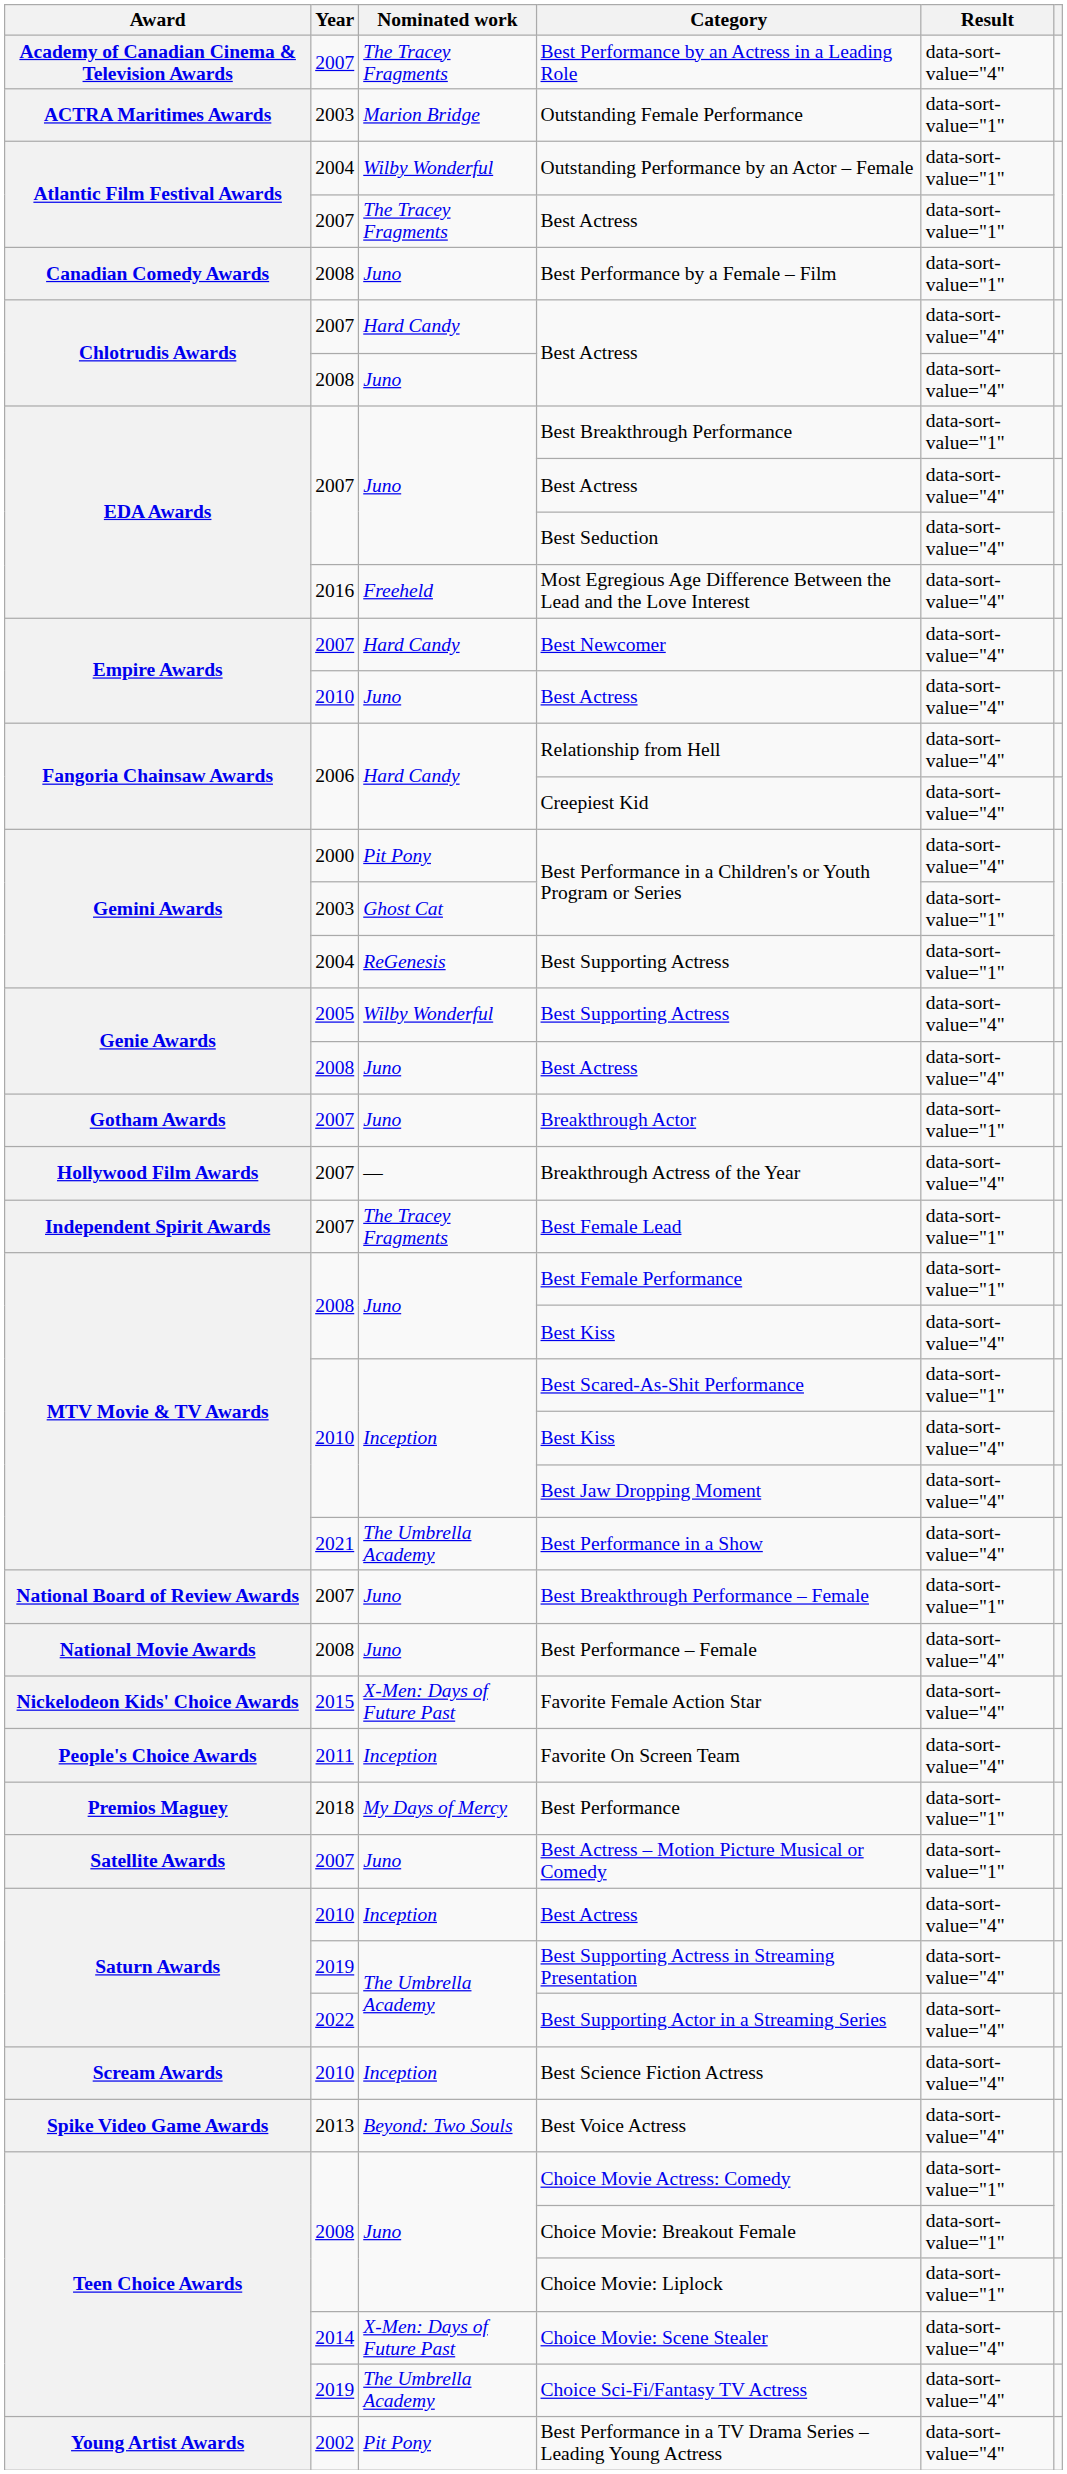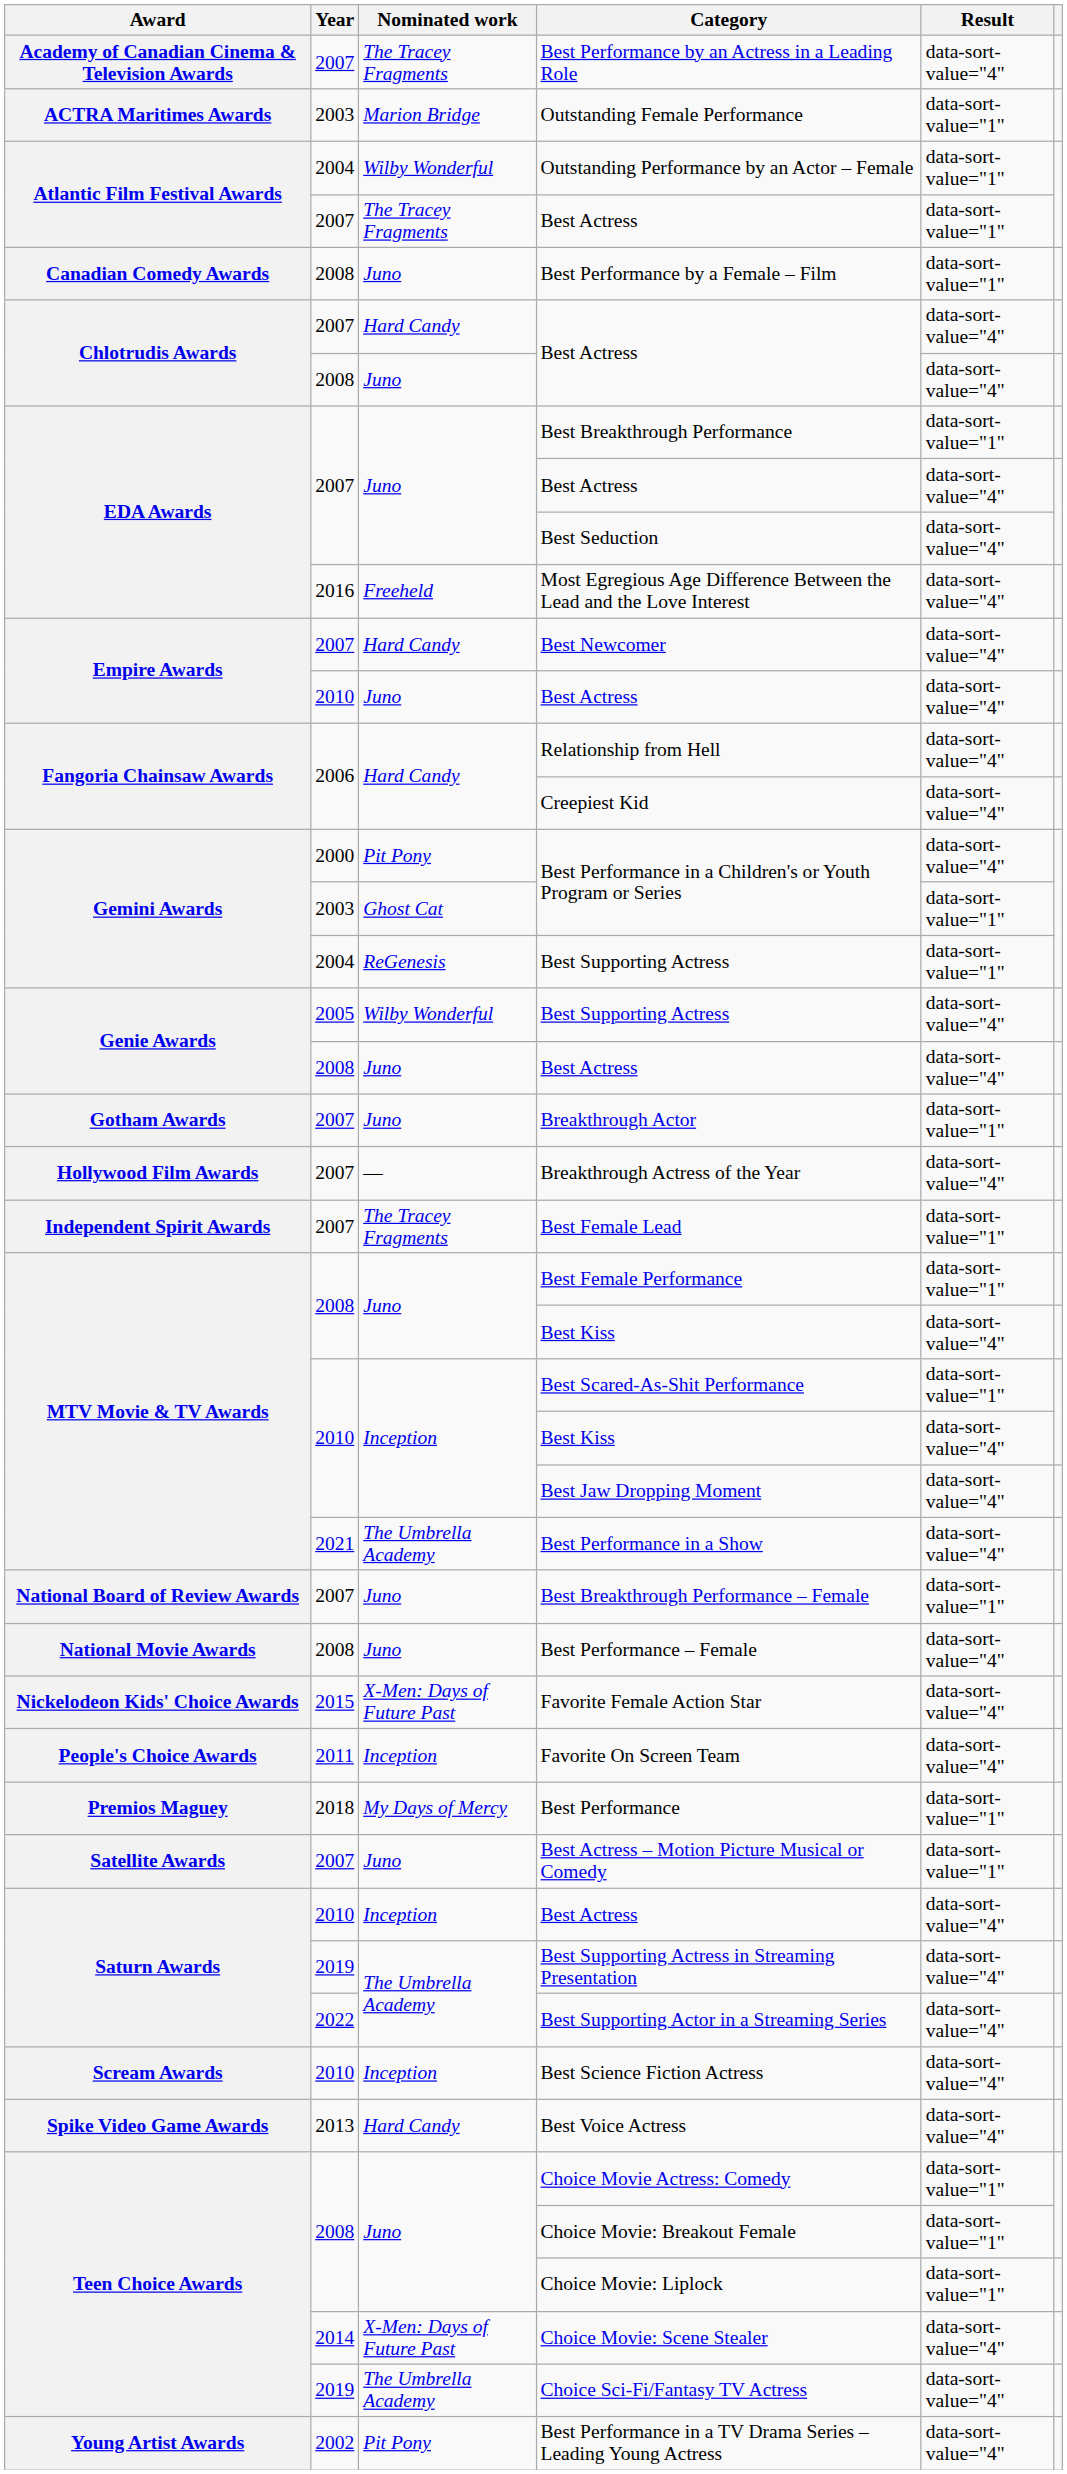(438, 2125) Beyond: Two Souls -> (411, 2125) Hard Candy
